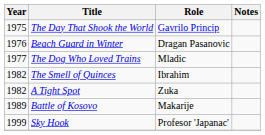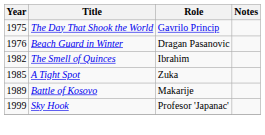- row: (86, 59)
(17, 91) 1982 -> (17, 75) 1985
